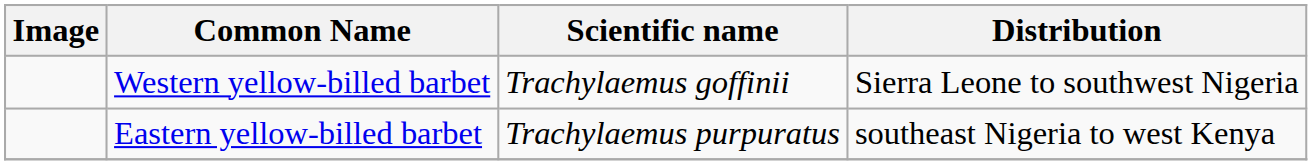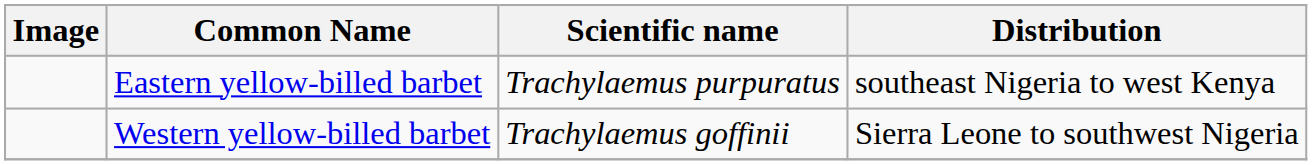rows swapped: (302, 81) <-> (298, 133)
